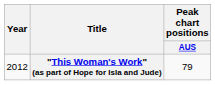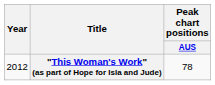(187, 67) 79 -> (187, 67) 78
